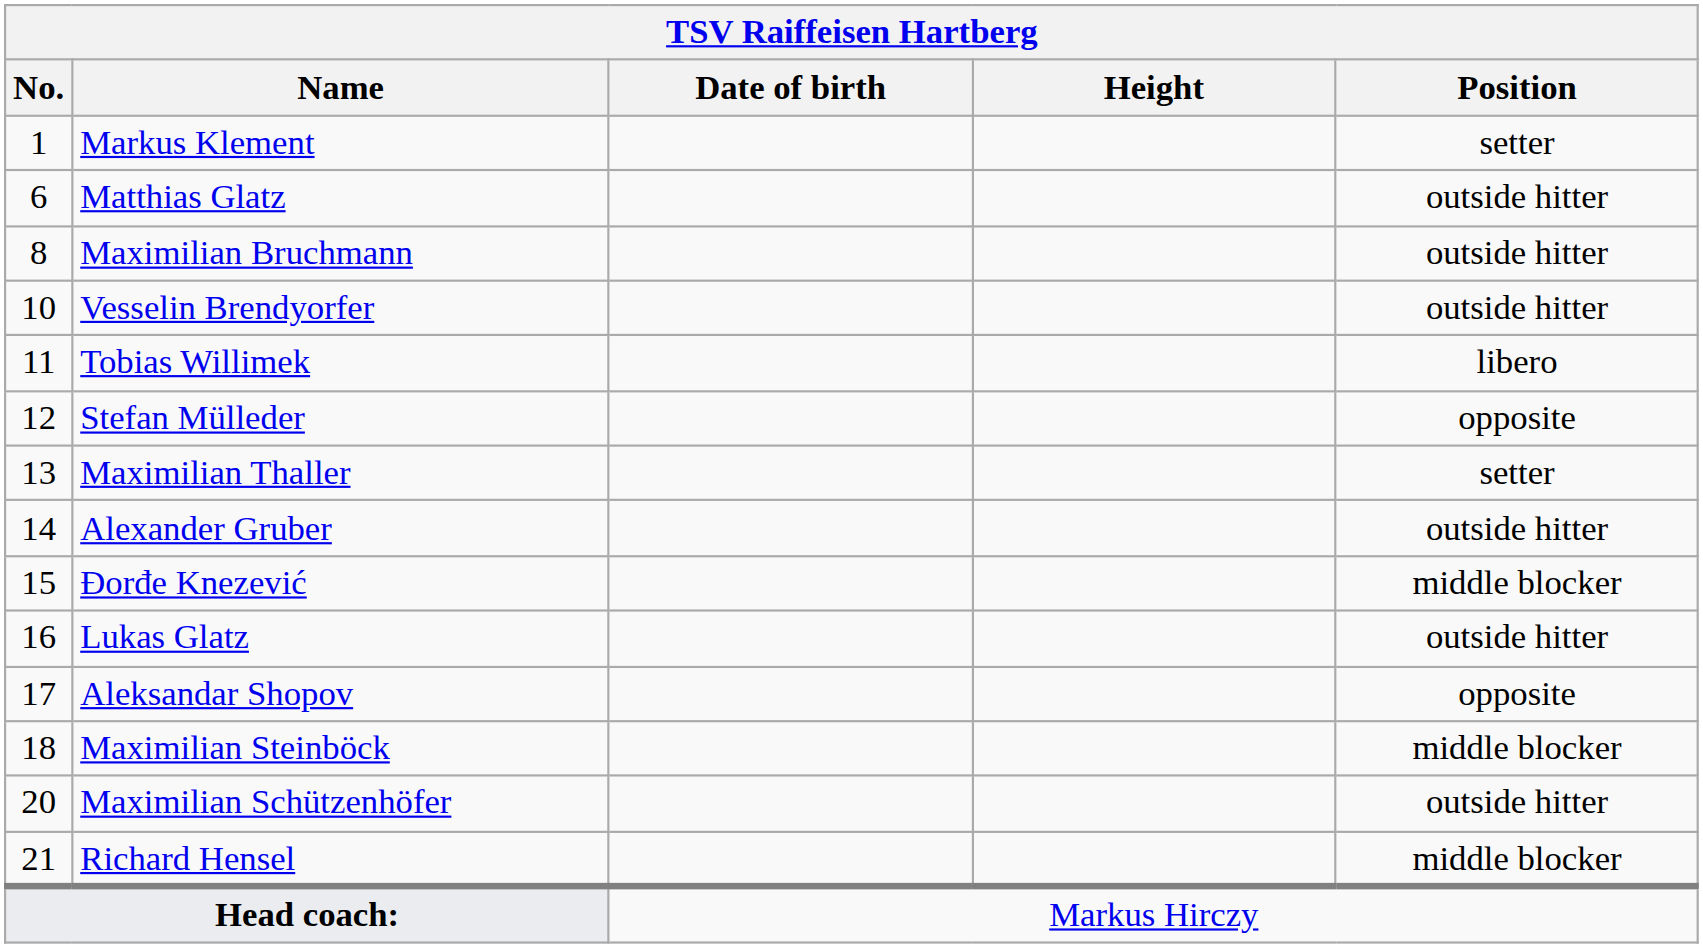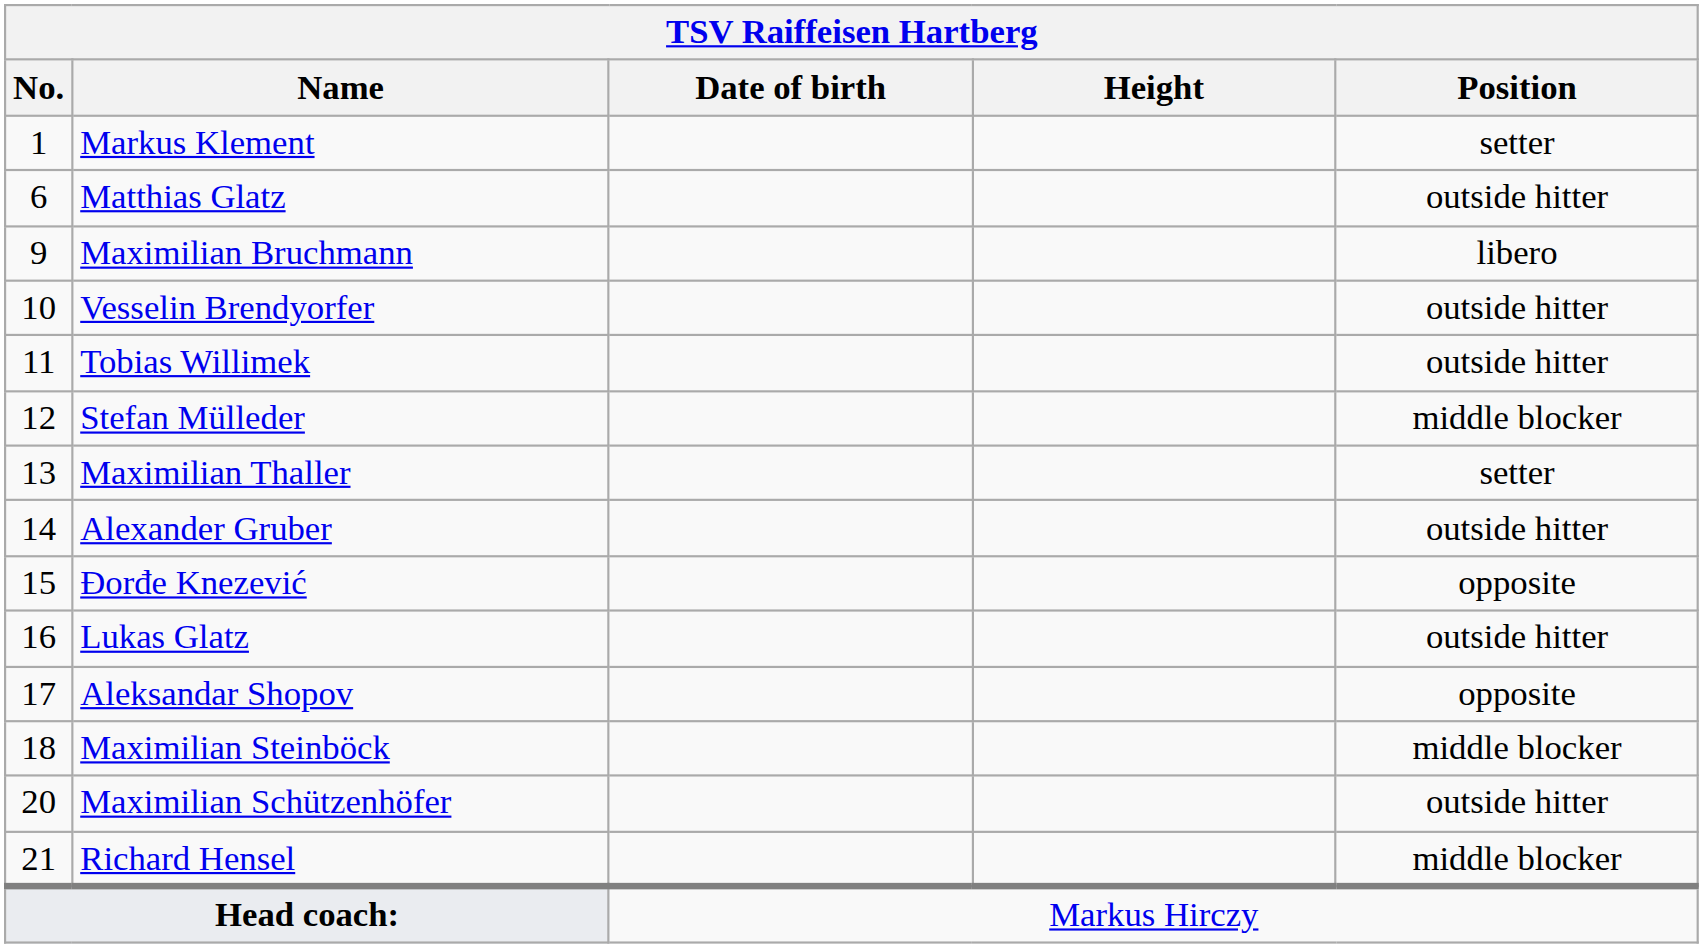(39, 252) 8 -> (39, 252) 9
(1517, 252) outside hitter -> (1517, 252) libero
(1517, 362) libero -> (1517, 362) outside hitter
(1517, 417) opposite -> (1517, 417) middle blocker
(1517, 582) middle blocker -> (1517, 582) opposite
